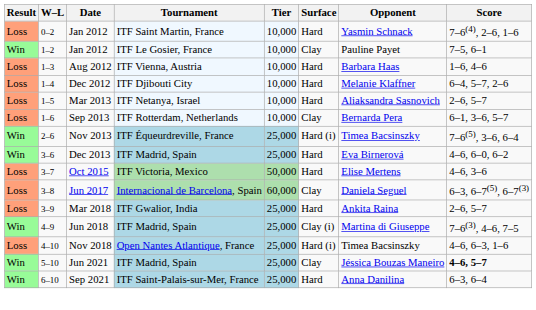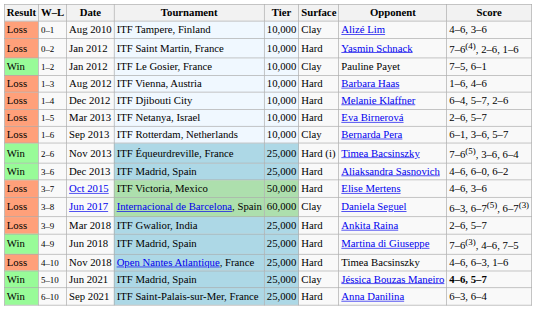+ row: (48, 30)
(391, 100) Aliaksandra Sasnovich -> (372, 117) Eva Birnerová
(372, 154) Eva Birnerová -> (391, 171) Aliaksandra Sasnovich
(318, 227) Clay (i) -> (312, 244) Hard
(318, 245) Hard (i) -> (312, 262) Hard
